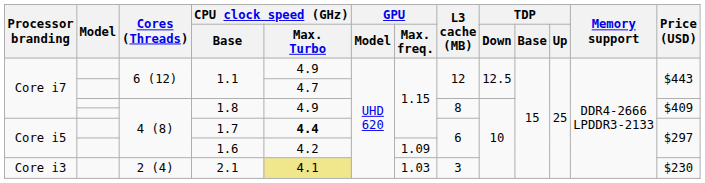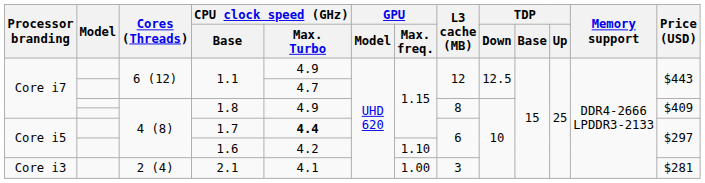(415, 148) 1.09 -> (415, 148) 1.10
(308, 168) khaki background -> (308, 168) no background
(415, 168) 1.03 -> (415, 168) 1.00
(678, 168) $230 -> (678, 168) $281
